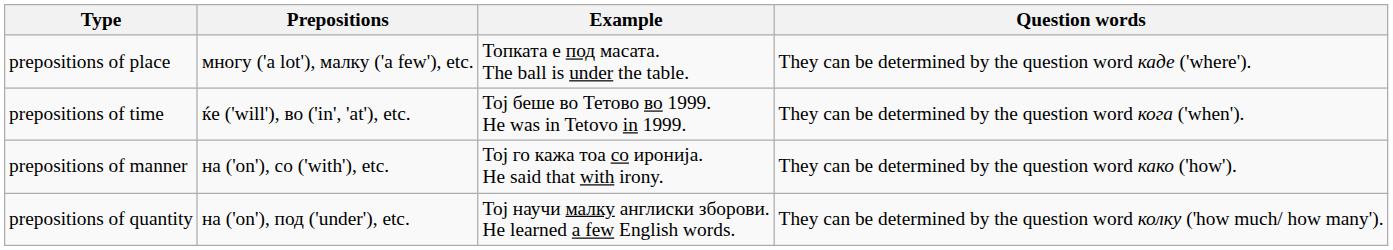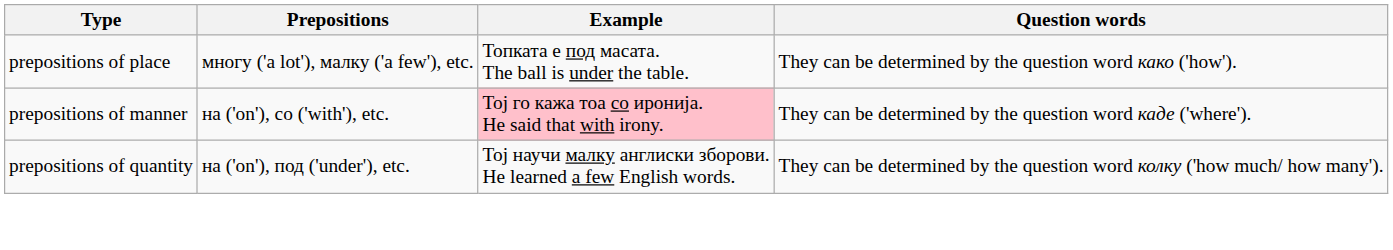(1015, 61) They can be determined by the question word каде ('where'). -> (1008, 61) They can be determined by the question word како ('how').
- row: (86, 113)
(593, 166) no background -> (593, 113) pink background
(1008, 166) They can be determined by the question word како ('how'). -> (1015, 113) They can be determined by the question word каде ('where').
